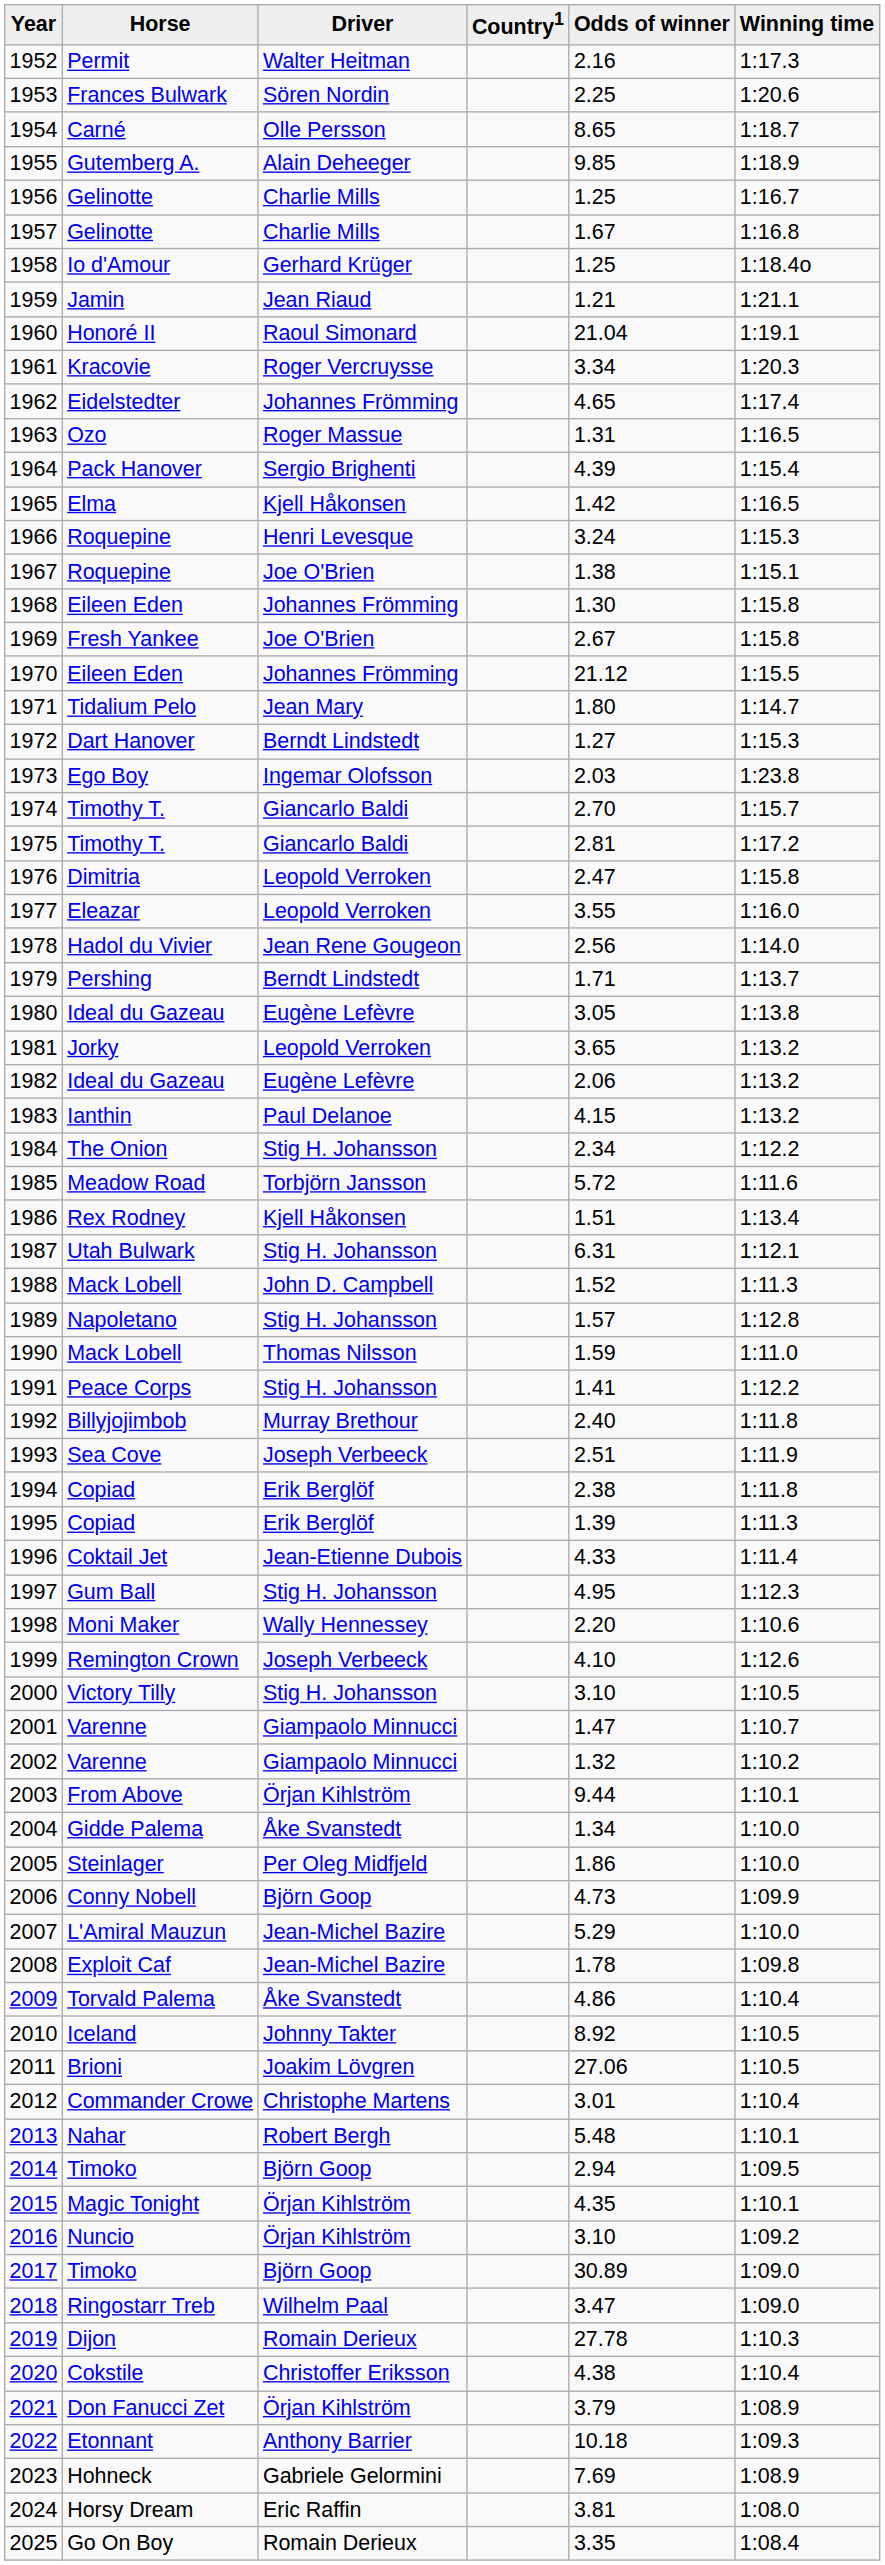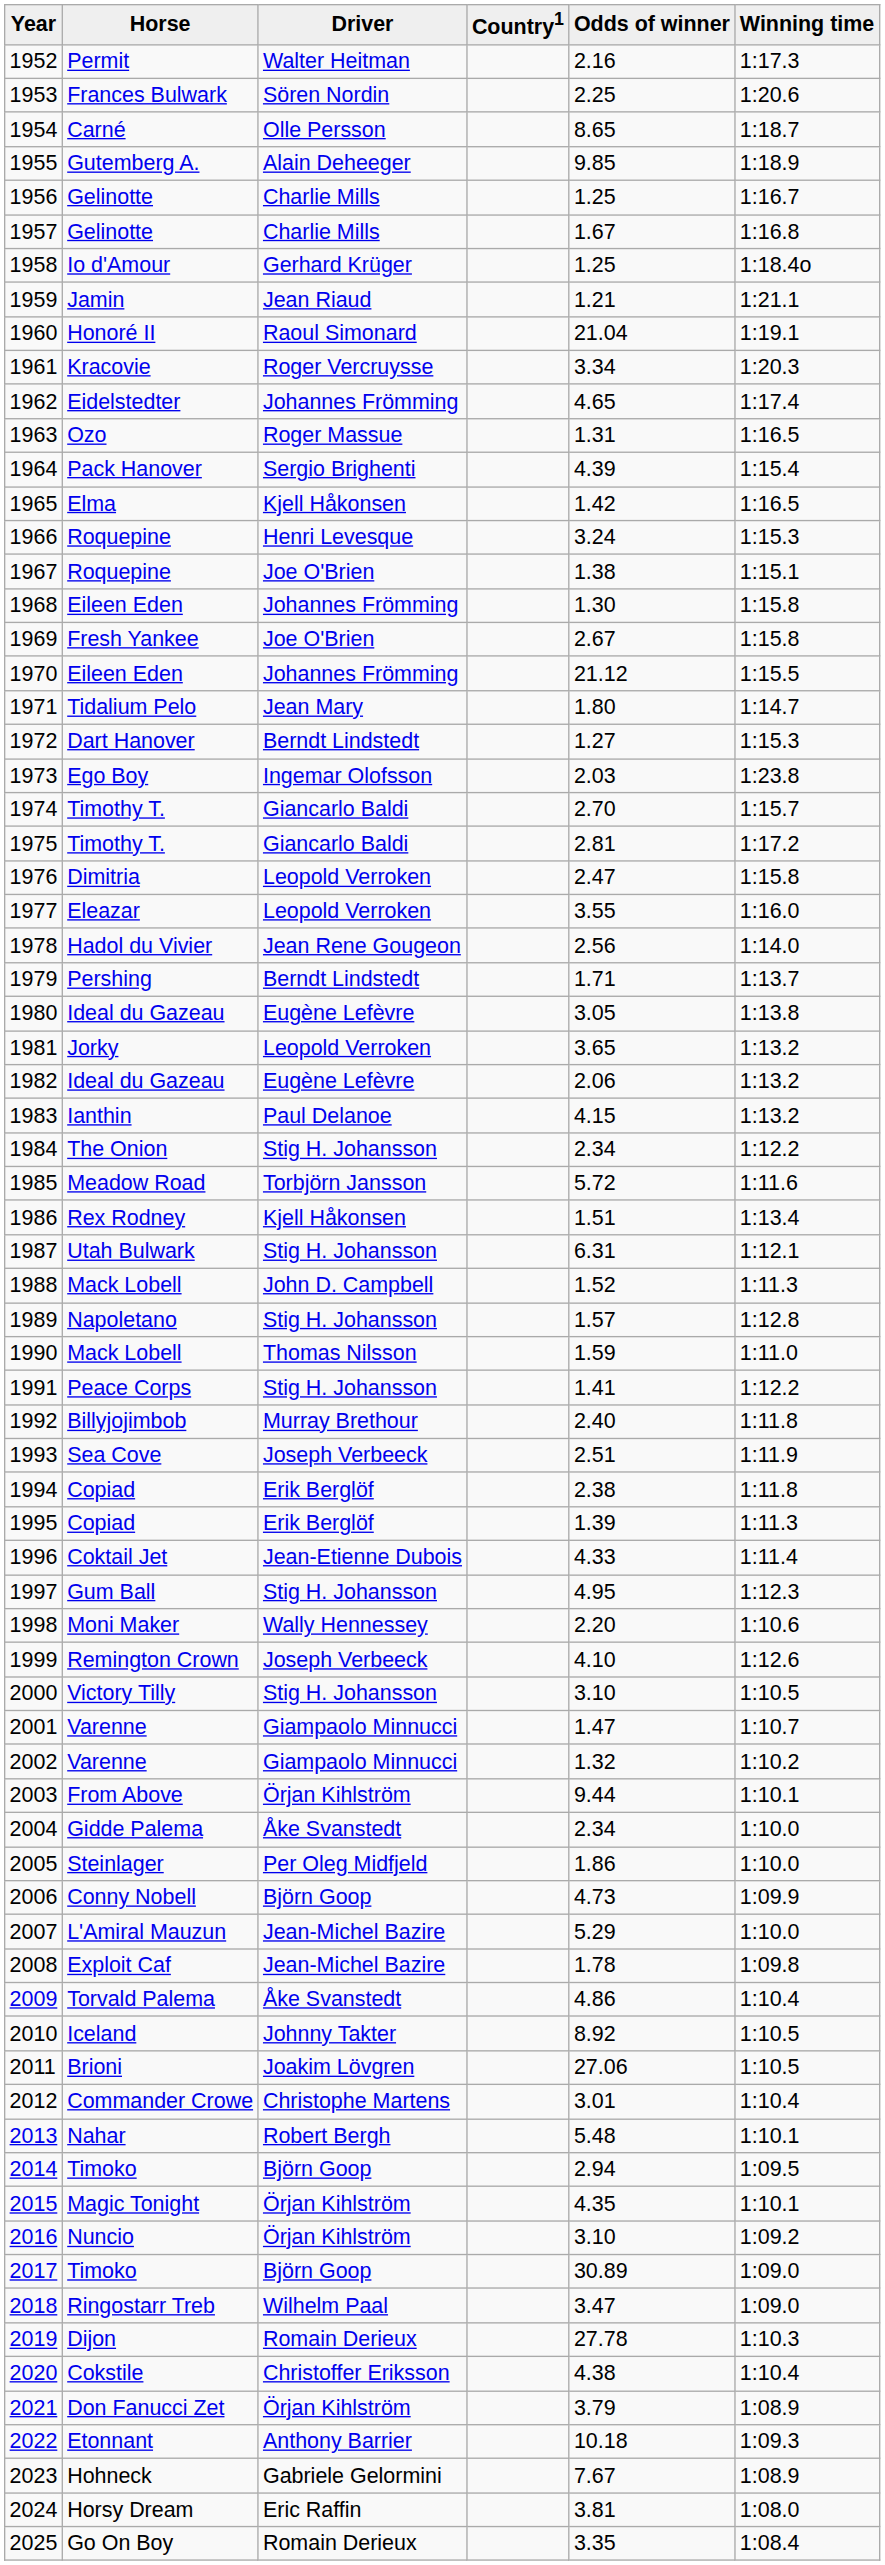(595, 1829) 1.34 -> (595, 1829) 2.34
(595, 2475) 7.69 -> (595, 2475) 7.67
